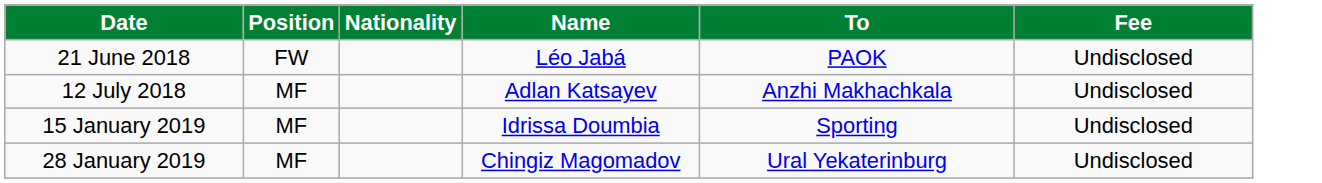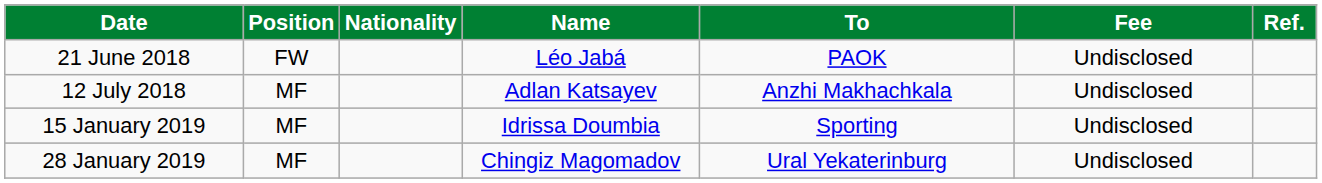+ column: (1284, 22)
